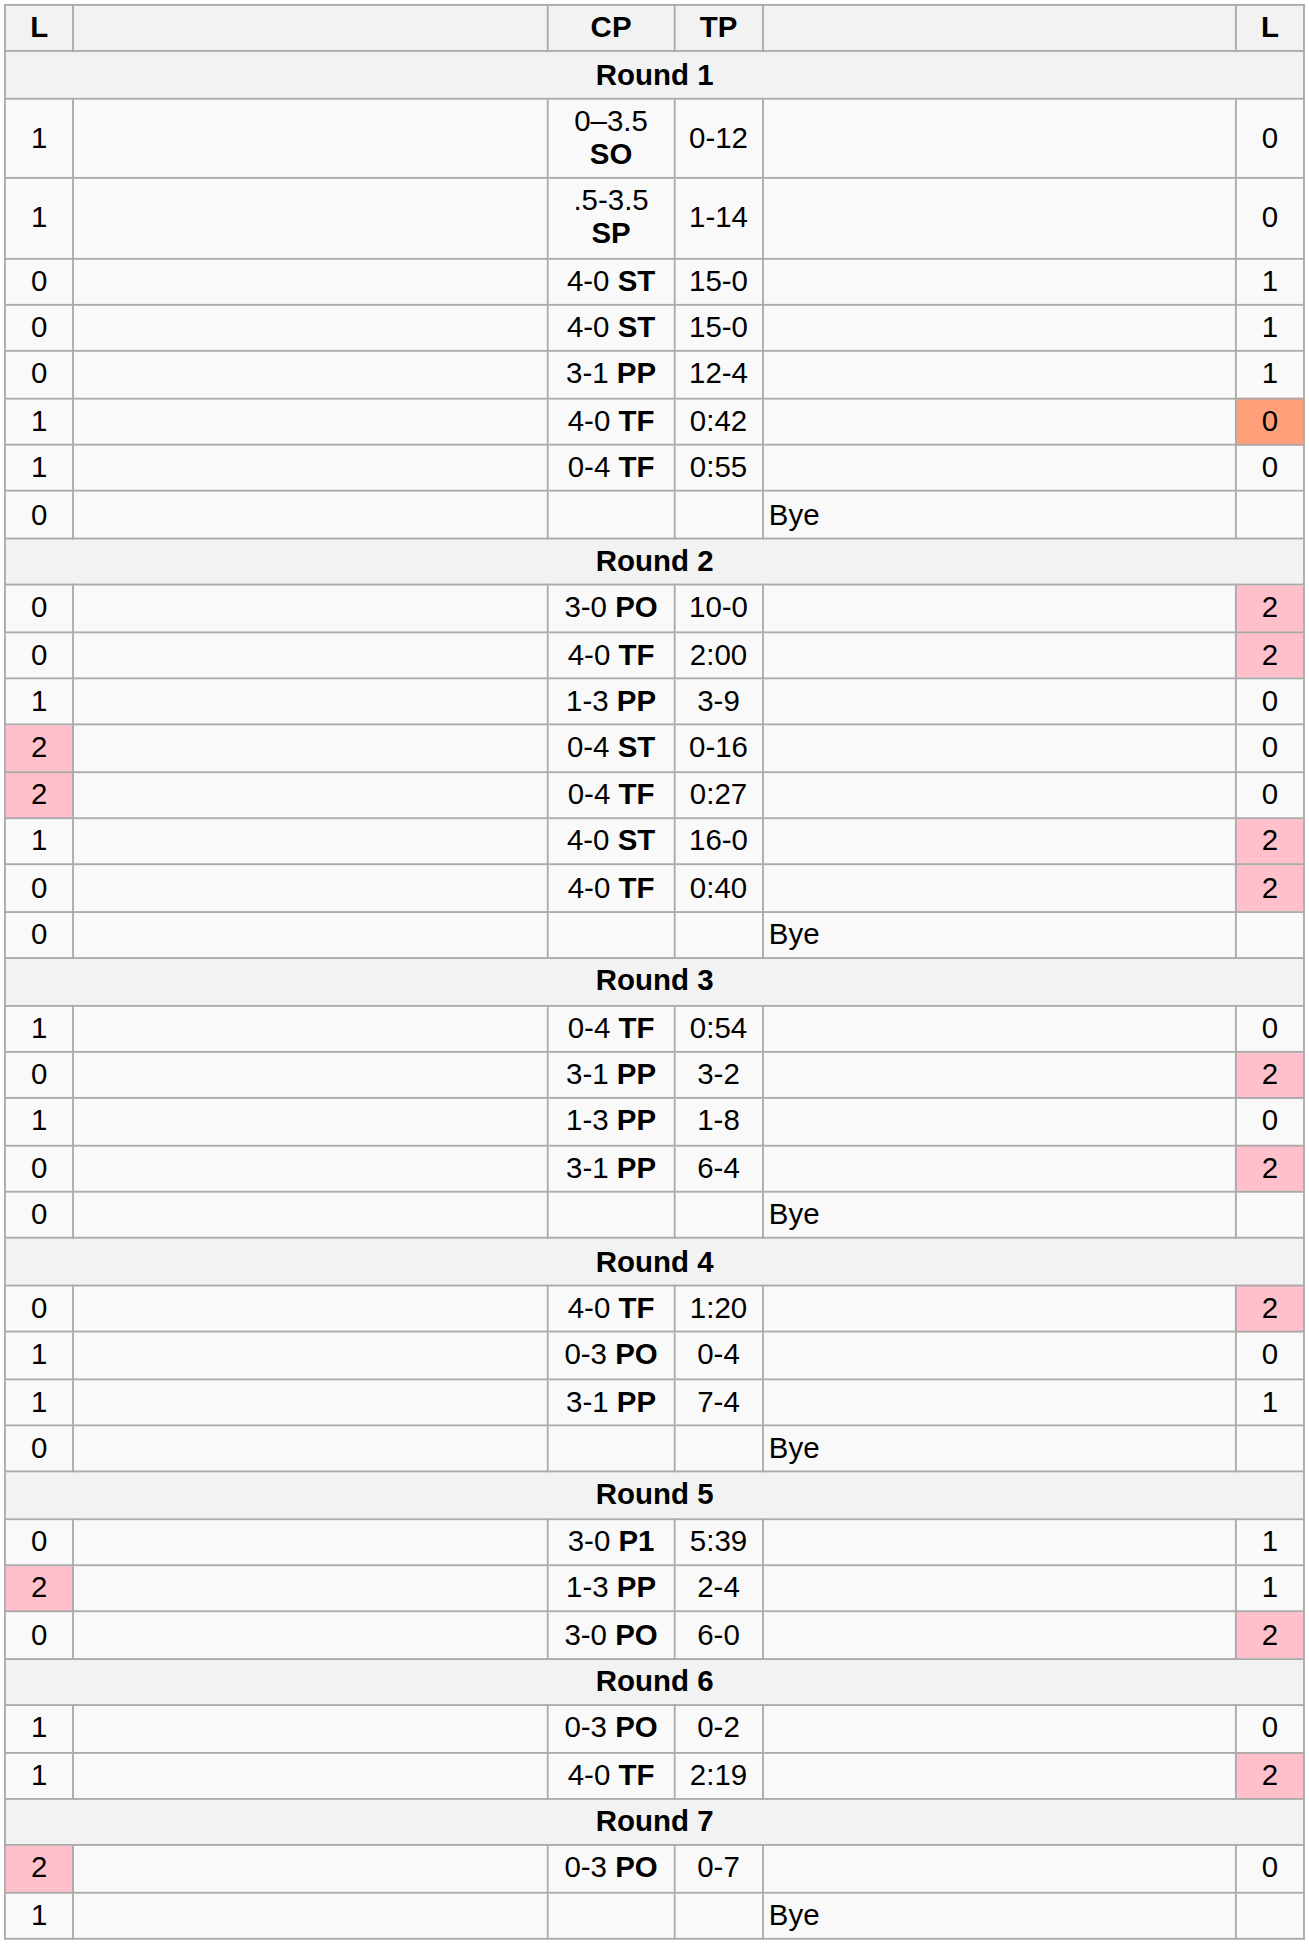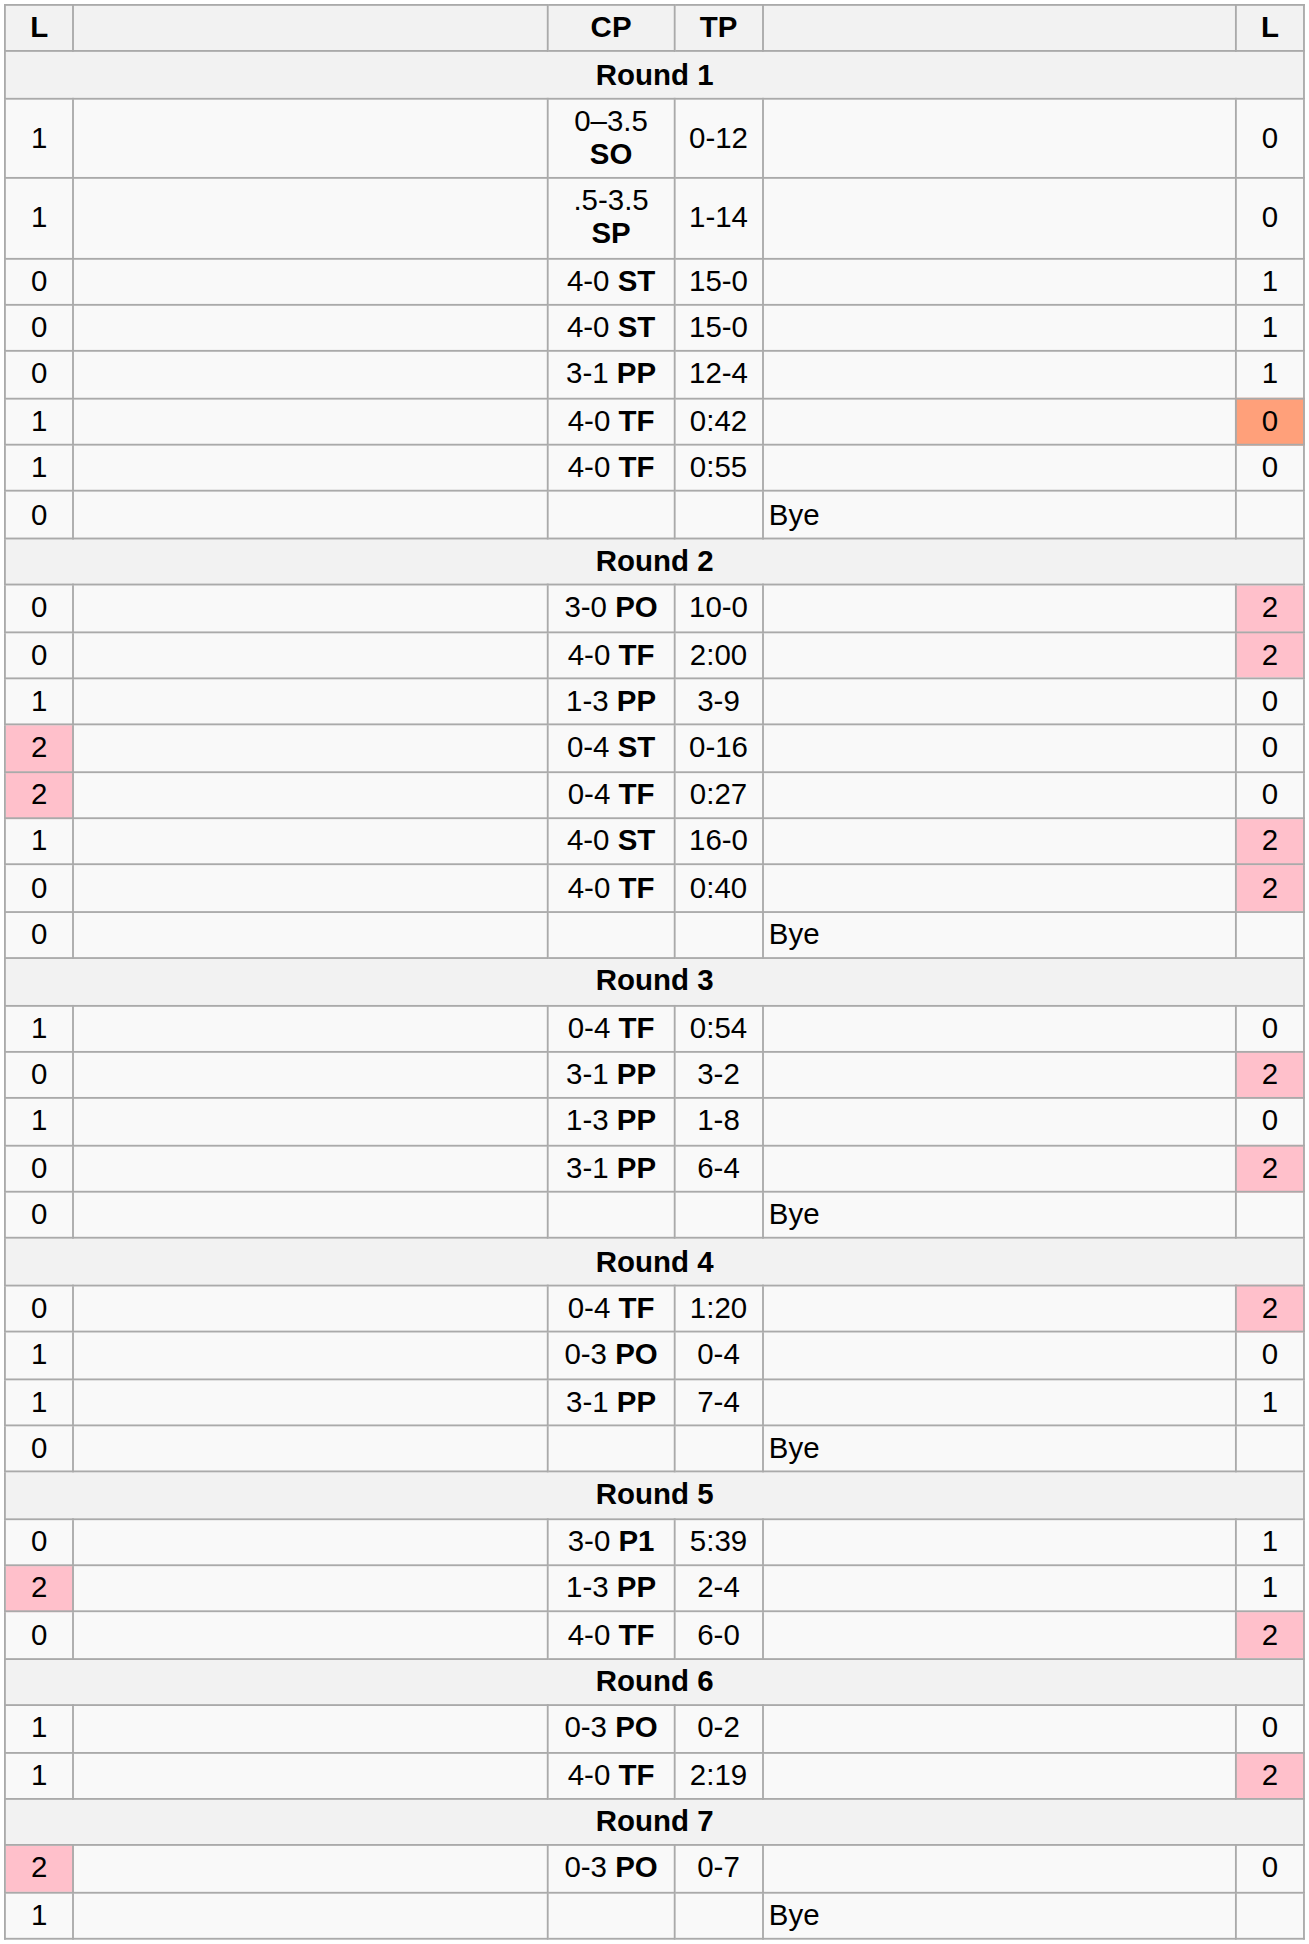(611, 467) 0-4 TF -> (611, 467) 4-0 TF
(611, 1308) 4-0 TF -> (611, 1308) 0-4 TF
(611, 1634) 3-0 PO -> (611, 1634) 4-0 TF
